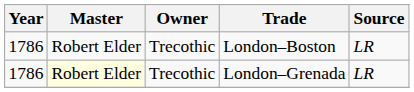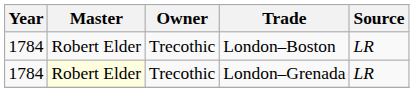(26, 45) 1786 -> (26, 45) 1784
(26, 73) 1786 -> (26, 73) 1784
